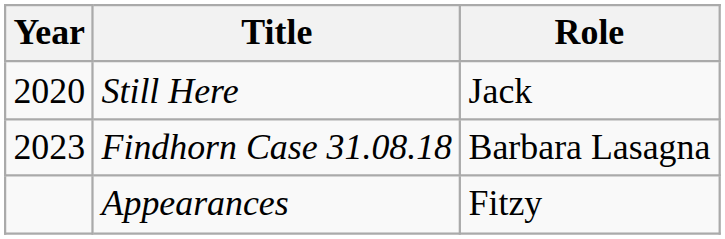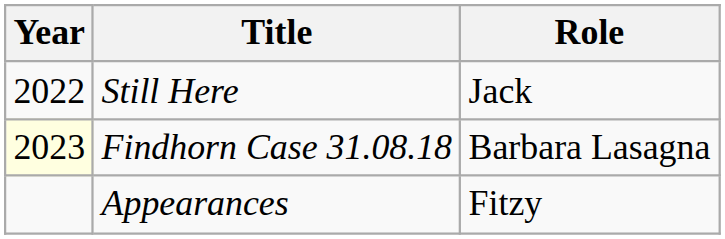(49, 89) 2020 -> (49, 89) 2022
(49, 146) no background -> (49, 146) lightyellow background
